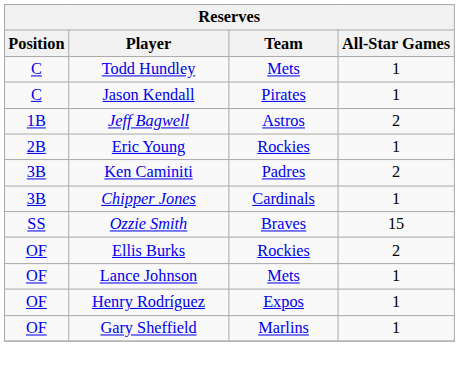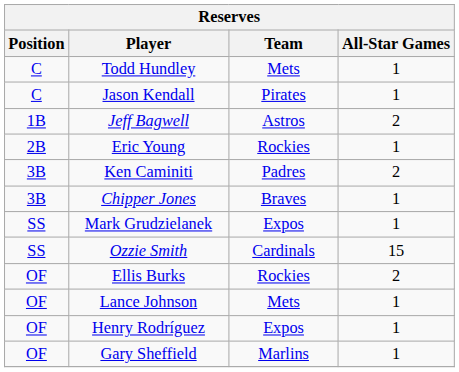(284, 198) Cardinals -> (284, 198) Braves
+ row: (149, 224)
(284, 224) Braves -> (284, 250) Cardinals
